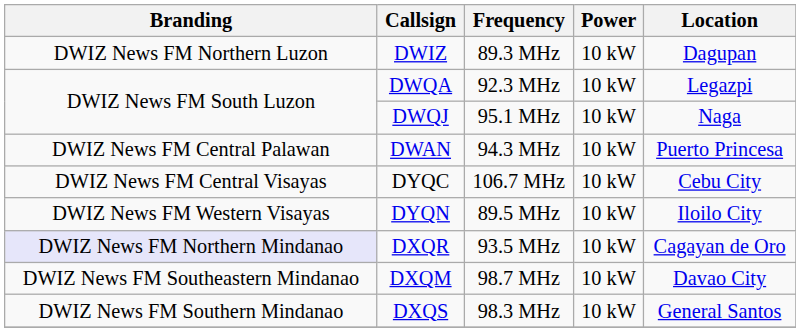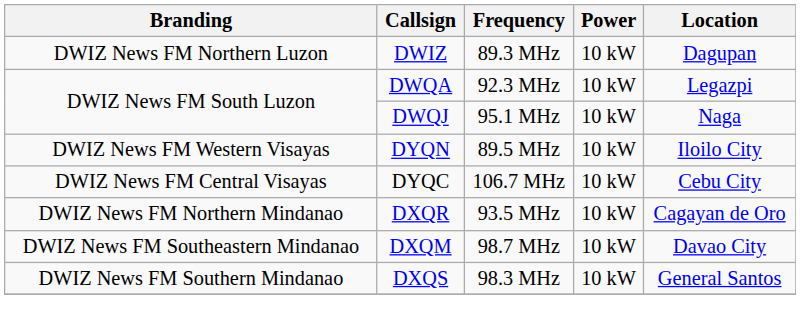- row: (421, 149)
rows swapped: (421, 213) <-> (421, 181)
(191, 246) lavender background -> (191, 213) no background
